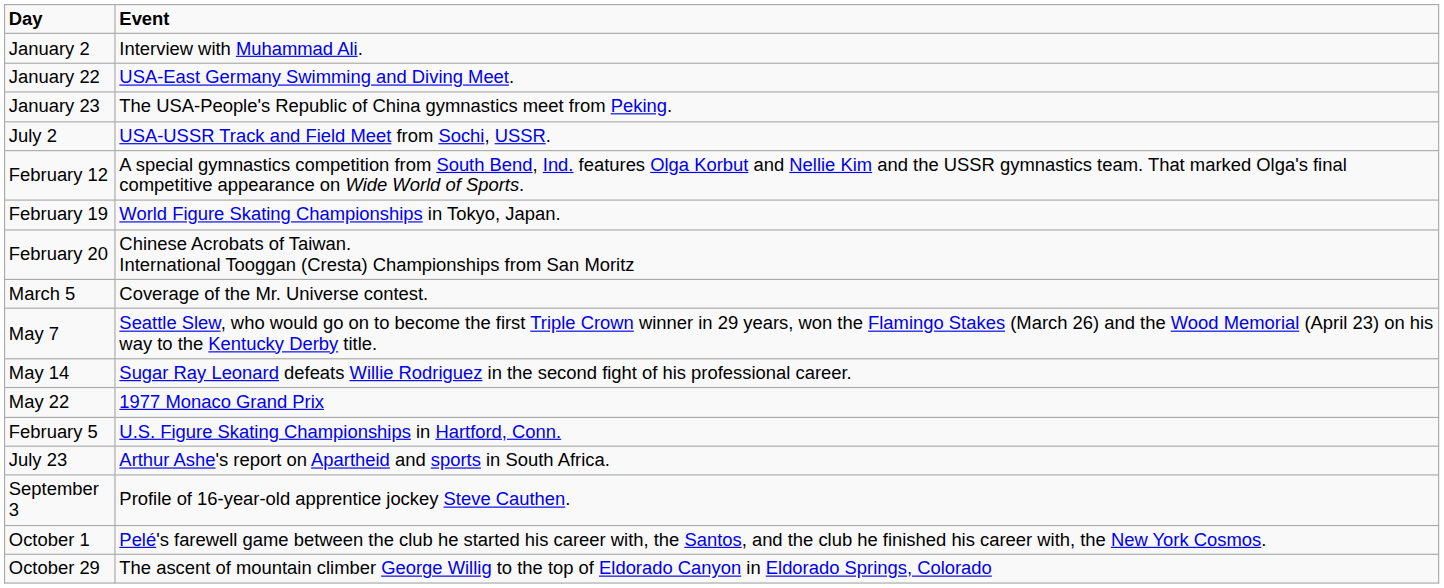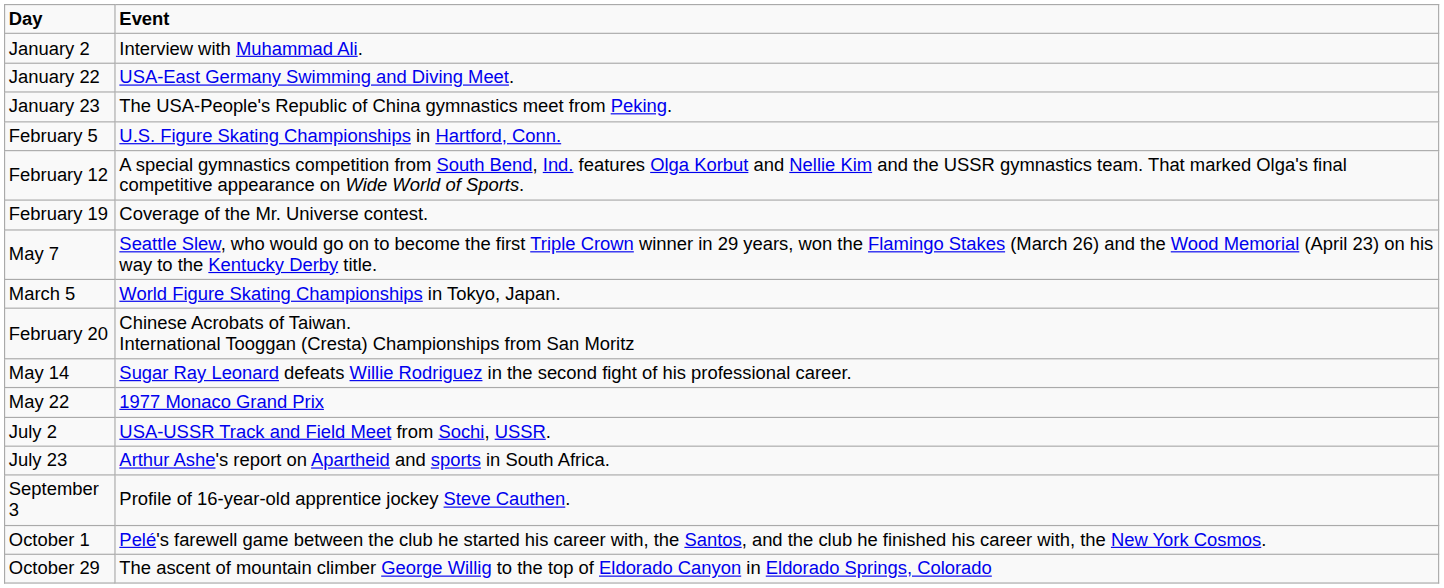rows swapped: (53, 431) <-> (33, 135)
(340, 214) World Figure Skating Championships in Tokyo, Japan. -> (274, 214) Coverage of the Mr. Universe contest.
rows swapped: (58, 254) <-> (34, 333)
(274, 293) Coverage of the Mr. Universe contest. -> (340, 293) World Figure Skating Championships in Tokyo, Japan.
